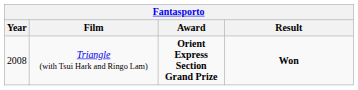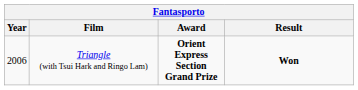(17, 60) 2008 -> (17, 60) 2006
